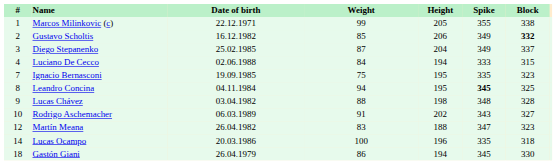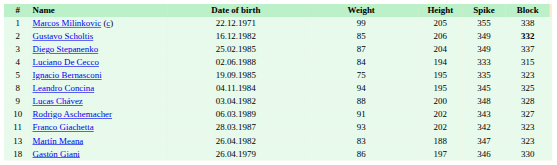(18, 75) 7 -> (18, 75) 5
(484, 88) bold -> (484, 88) normal
(440, 101) 198 -> (440, 101) 200
+ row: (63, 127)
(18, 127) 12 -> (18, 140) 13
- row: (59, 140)
(440, 153) 194 -> (440, 153) 197
(484, 153) 345 -> (484, 153) 346
